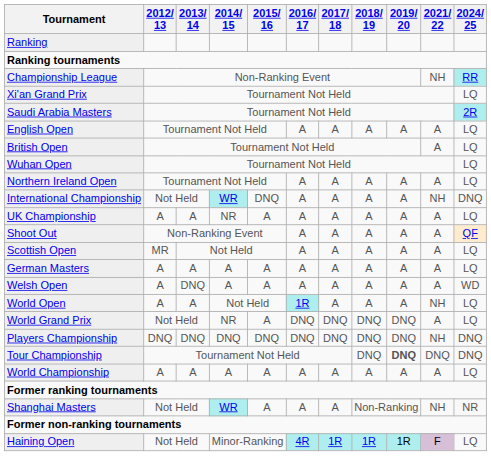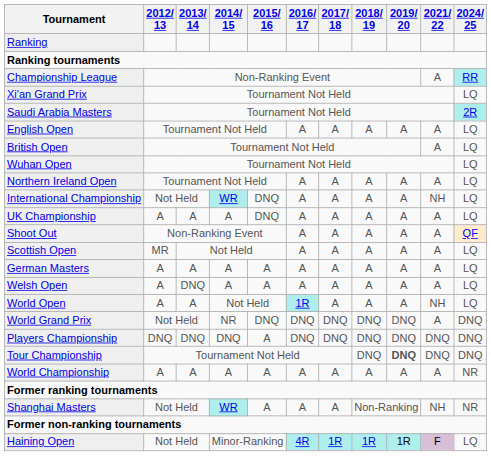(437, 77) NH -> (437, 77) A
(470, 198) DNQ -> (470, 198) LQ
(228, 216) NR -> (228, 216) A
(267, 216) A -> (267, 216) DNQ
(470, 285) WD -> (470, 285) LQ
(267, 320) A -> (267, 320) DNQ
(470, 320) LQ -> (470, 320) DNQ
(267, 337) DNQ -> (267, 337) A
(437, 337) NH -> (437, 337) DNQ
(470, 372) LQ -> (470, 372) NR
